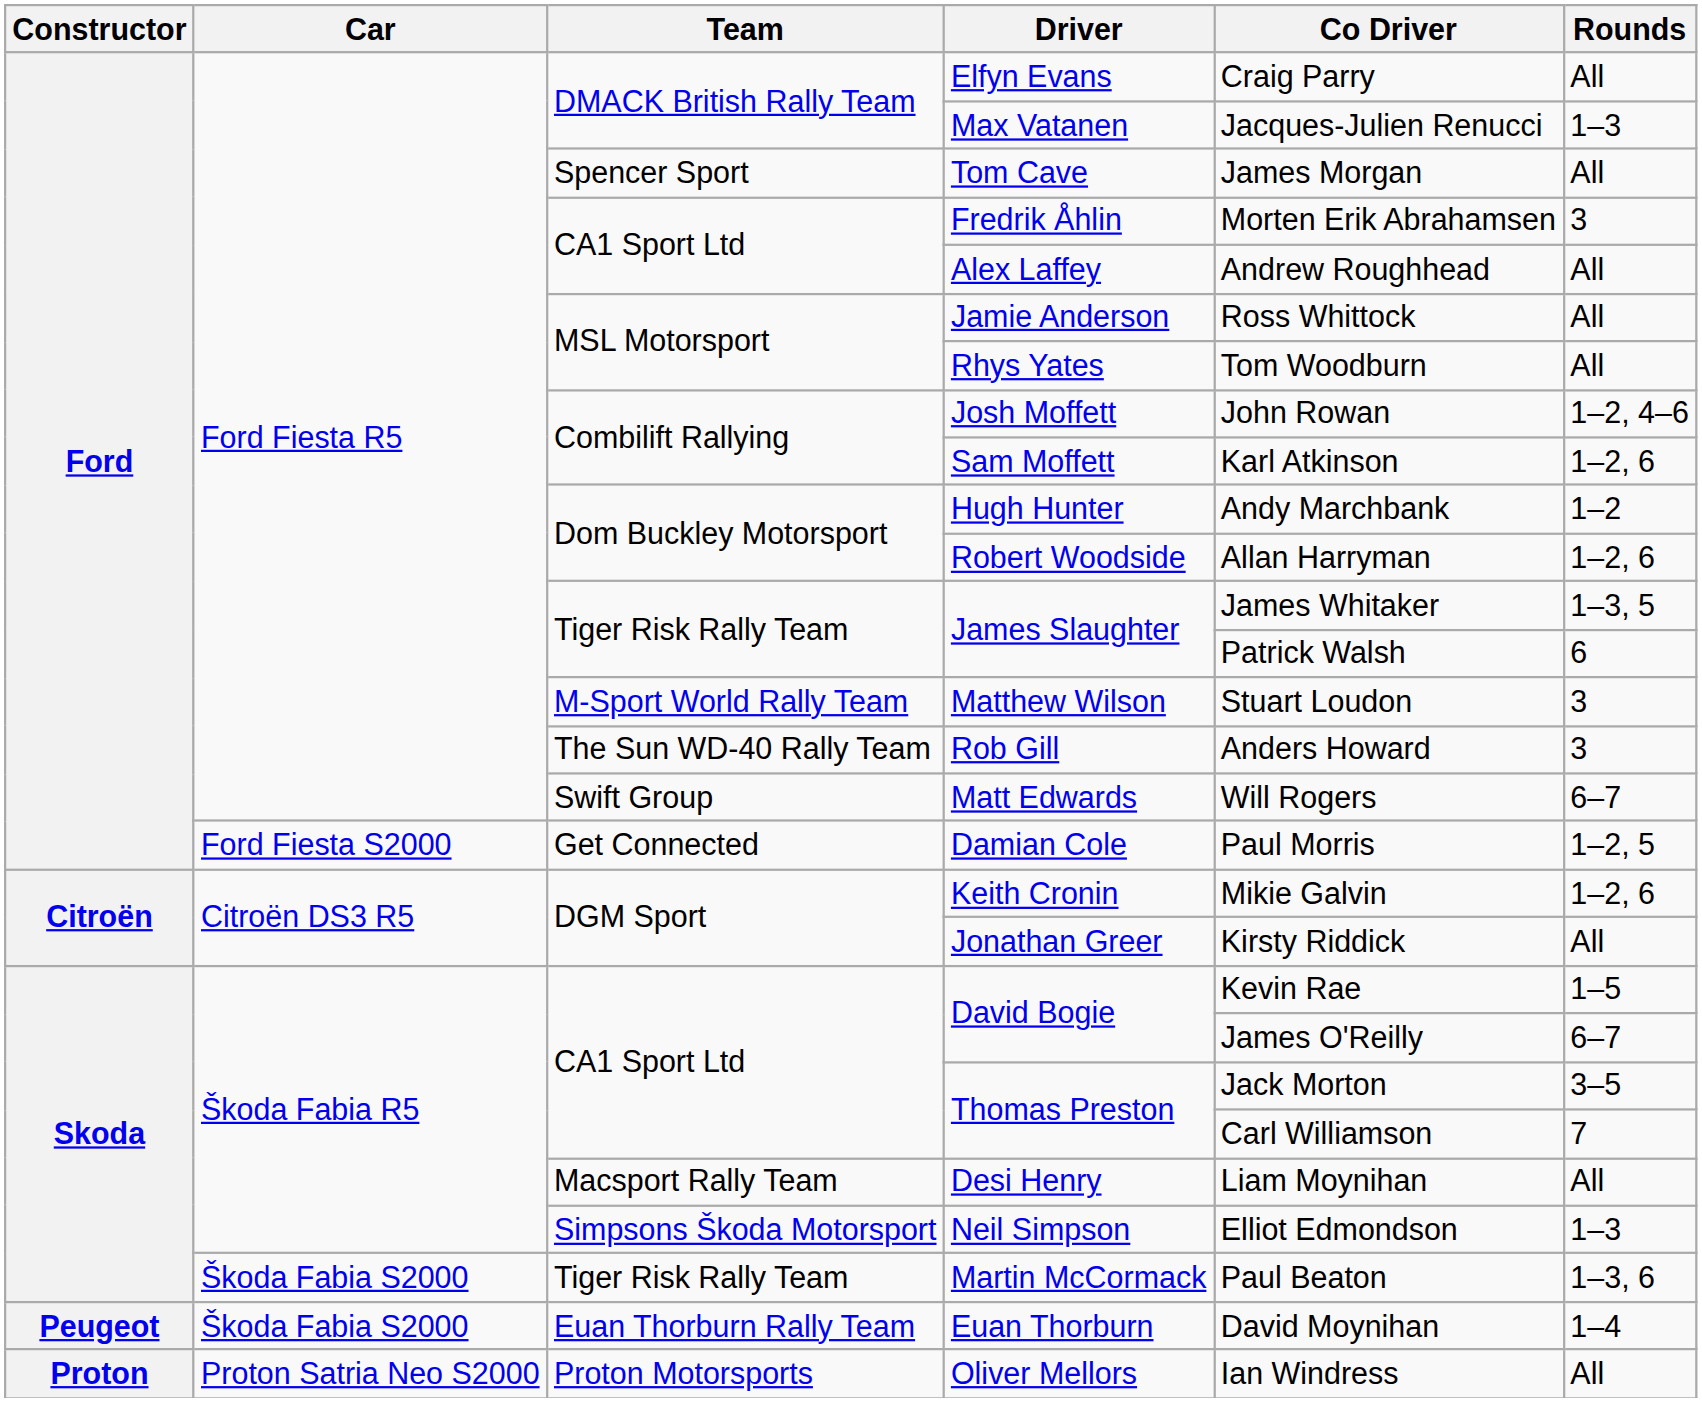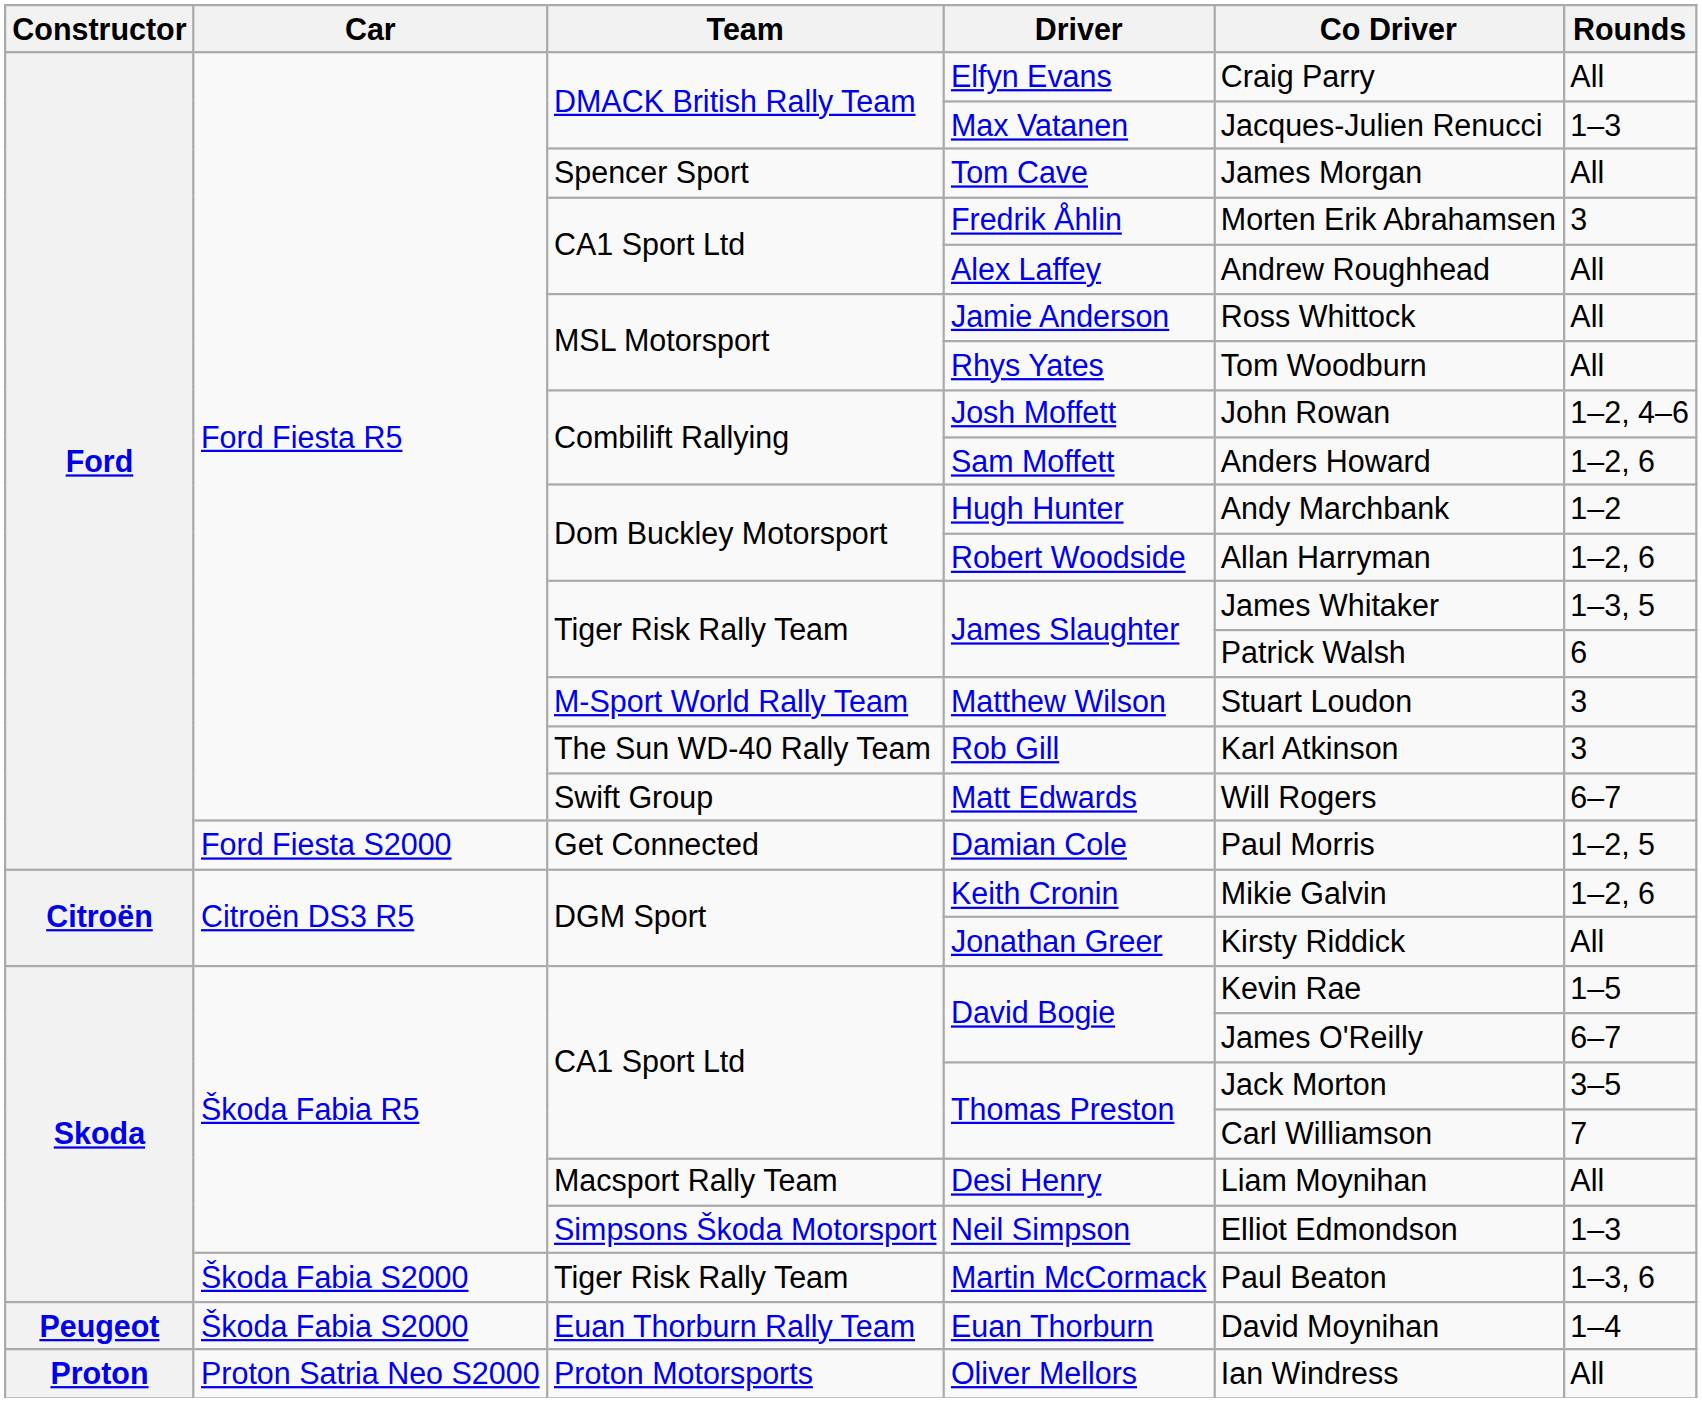(1310, 461) Karl Atkinson -> (1326, 461) Anders Howard
(1326, 749) Anders Howard -> (1310, 749) Karl Atkinson
